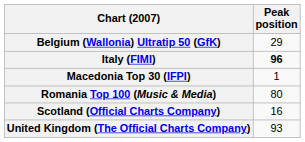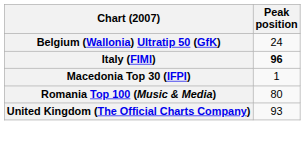(277, 42) 29 -> (277, 42) 24
- row: (129, 111)
